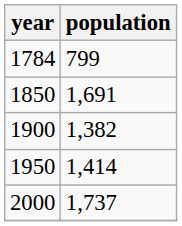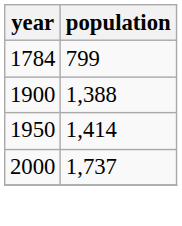- row: (33, 94)
(91, 130) 1,382 -> (91, 94) 1,388
